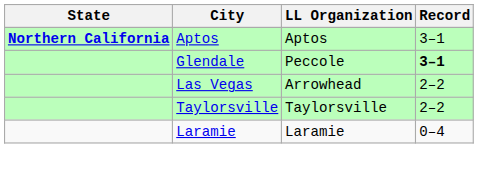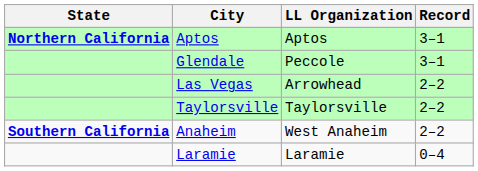(432, 62) bold -> (432, 62) normal
+ row: (206, 132)
